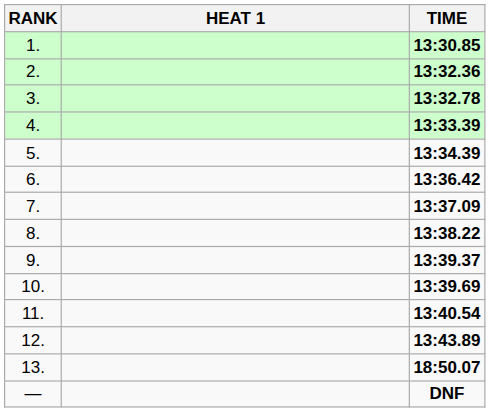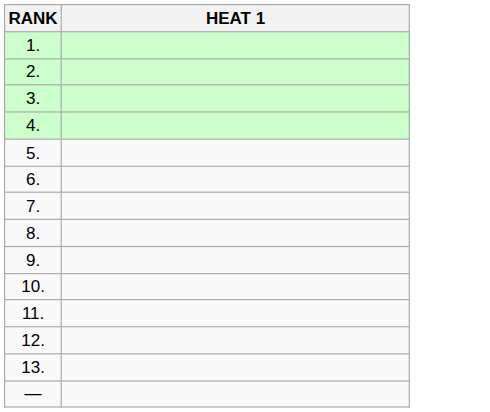- column: (447, 18)
